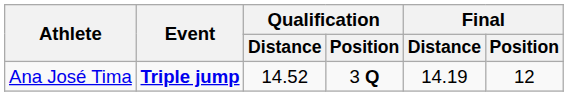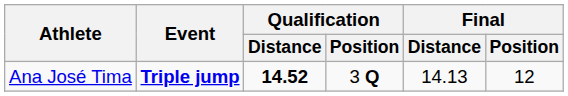(285, 77) normal -> (285, 77) bold
(444, 77) 14.19 -> (444, 77) 14.13
